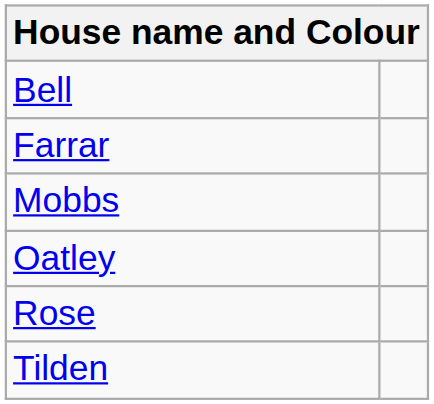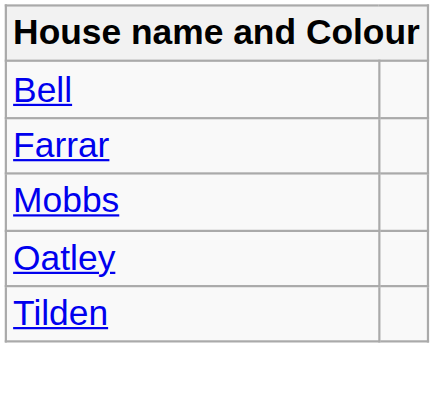- row: (54, 313)
